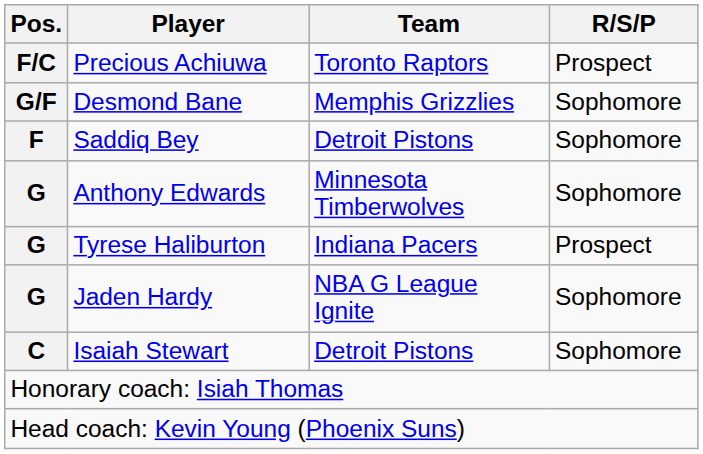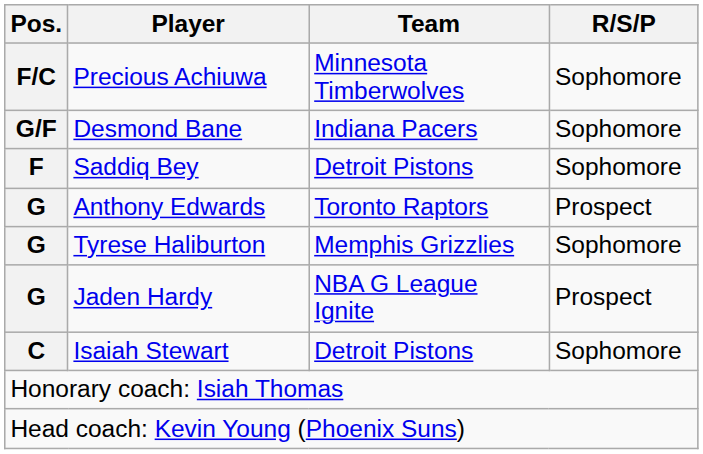(401, 62) Toronto Raptors -> (389, 76) Minnesota Timberwolves
(603, 62) Prospect -> (618, 76) Sophomore
(414, 101) Memphis Grizzlies -> (396, 129) Indiana Pacers
(389, 192) Minnesota Timberwolves -> (401, 206) Toronto Raptors
(618, 192) Sophomore -> (603, 206) Prospect
(396, 245) Indiana Pacers -> (414, 245) Memphis Grizzlies
(603, 245) Prospect -> (618, 245) Sophomore
(618, 298) Sophomore -> (603, 298) Prospect
